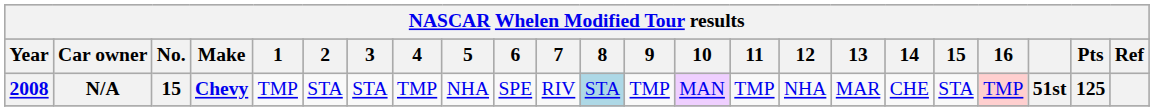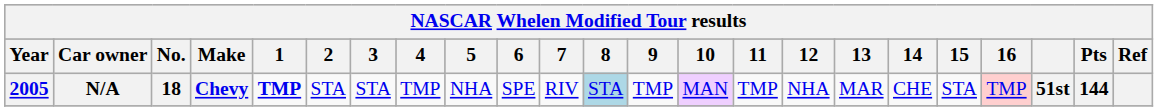(29, 89) 2008 -> (29, 89) 2005
(171, 89) 15 -> (171, 89) 18
(278, 89) normal -> (279, 89) bold
(1091, 89) 125 -> (1094, 89) 144
